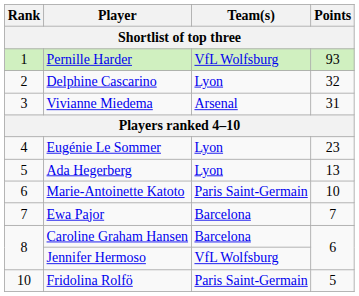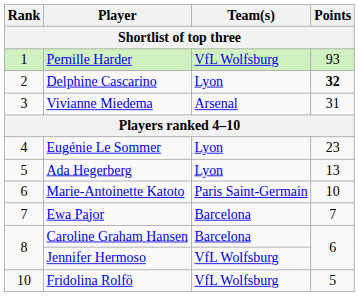(333, 81) normal -> (333, 81) bold
(251, 280) Paris Saint-Germain -> (236, 280) VfL Wolfsburg
